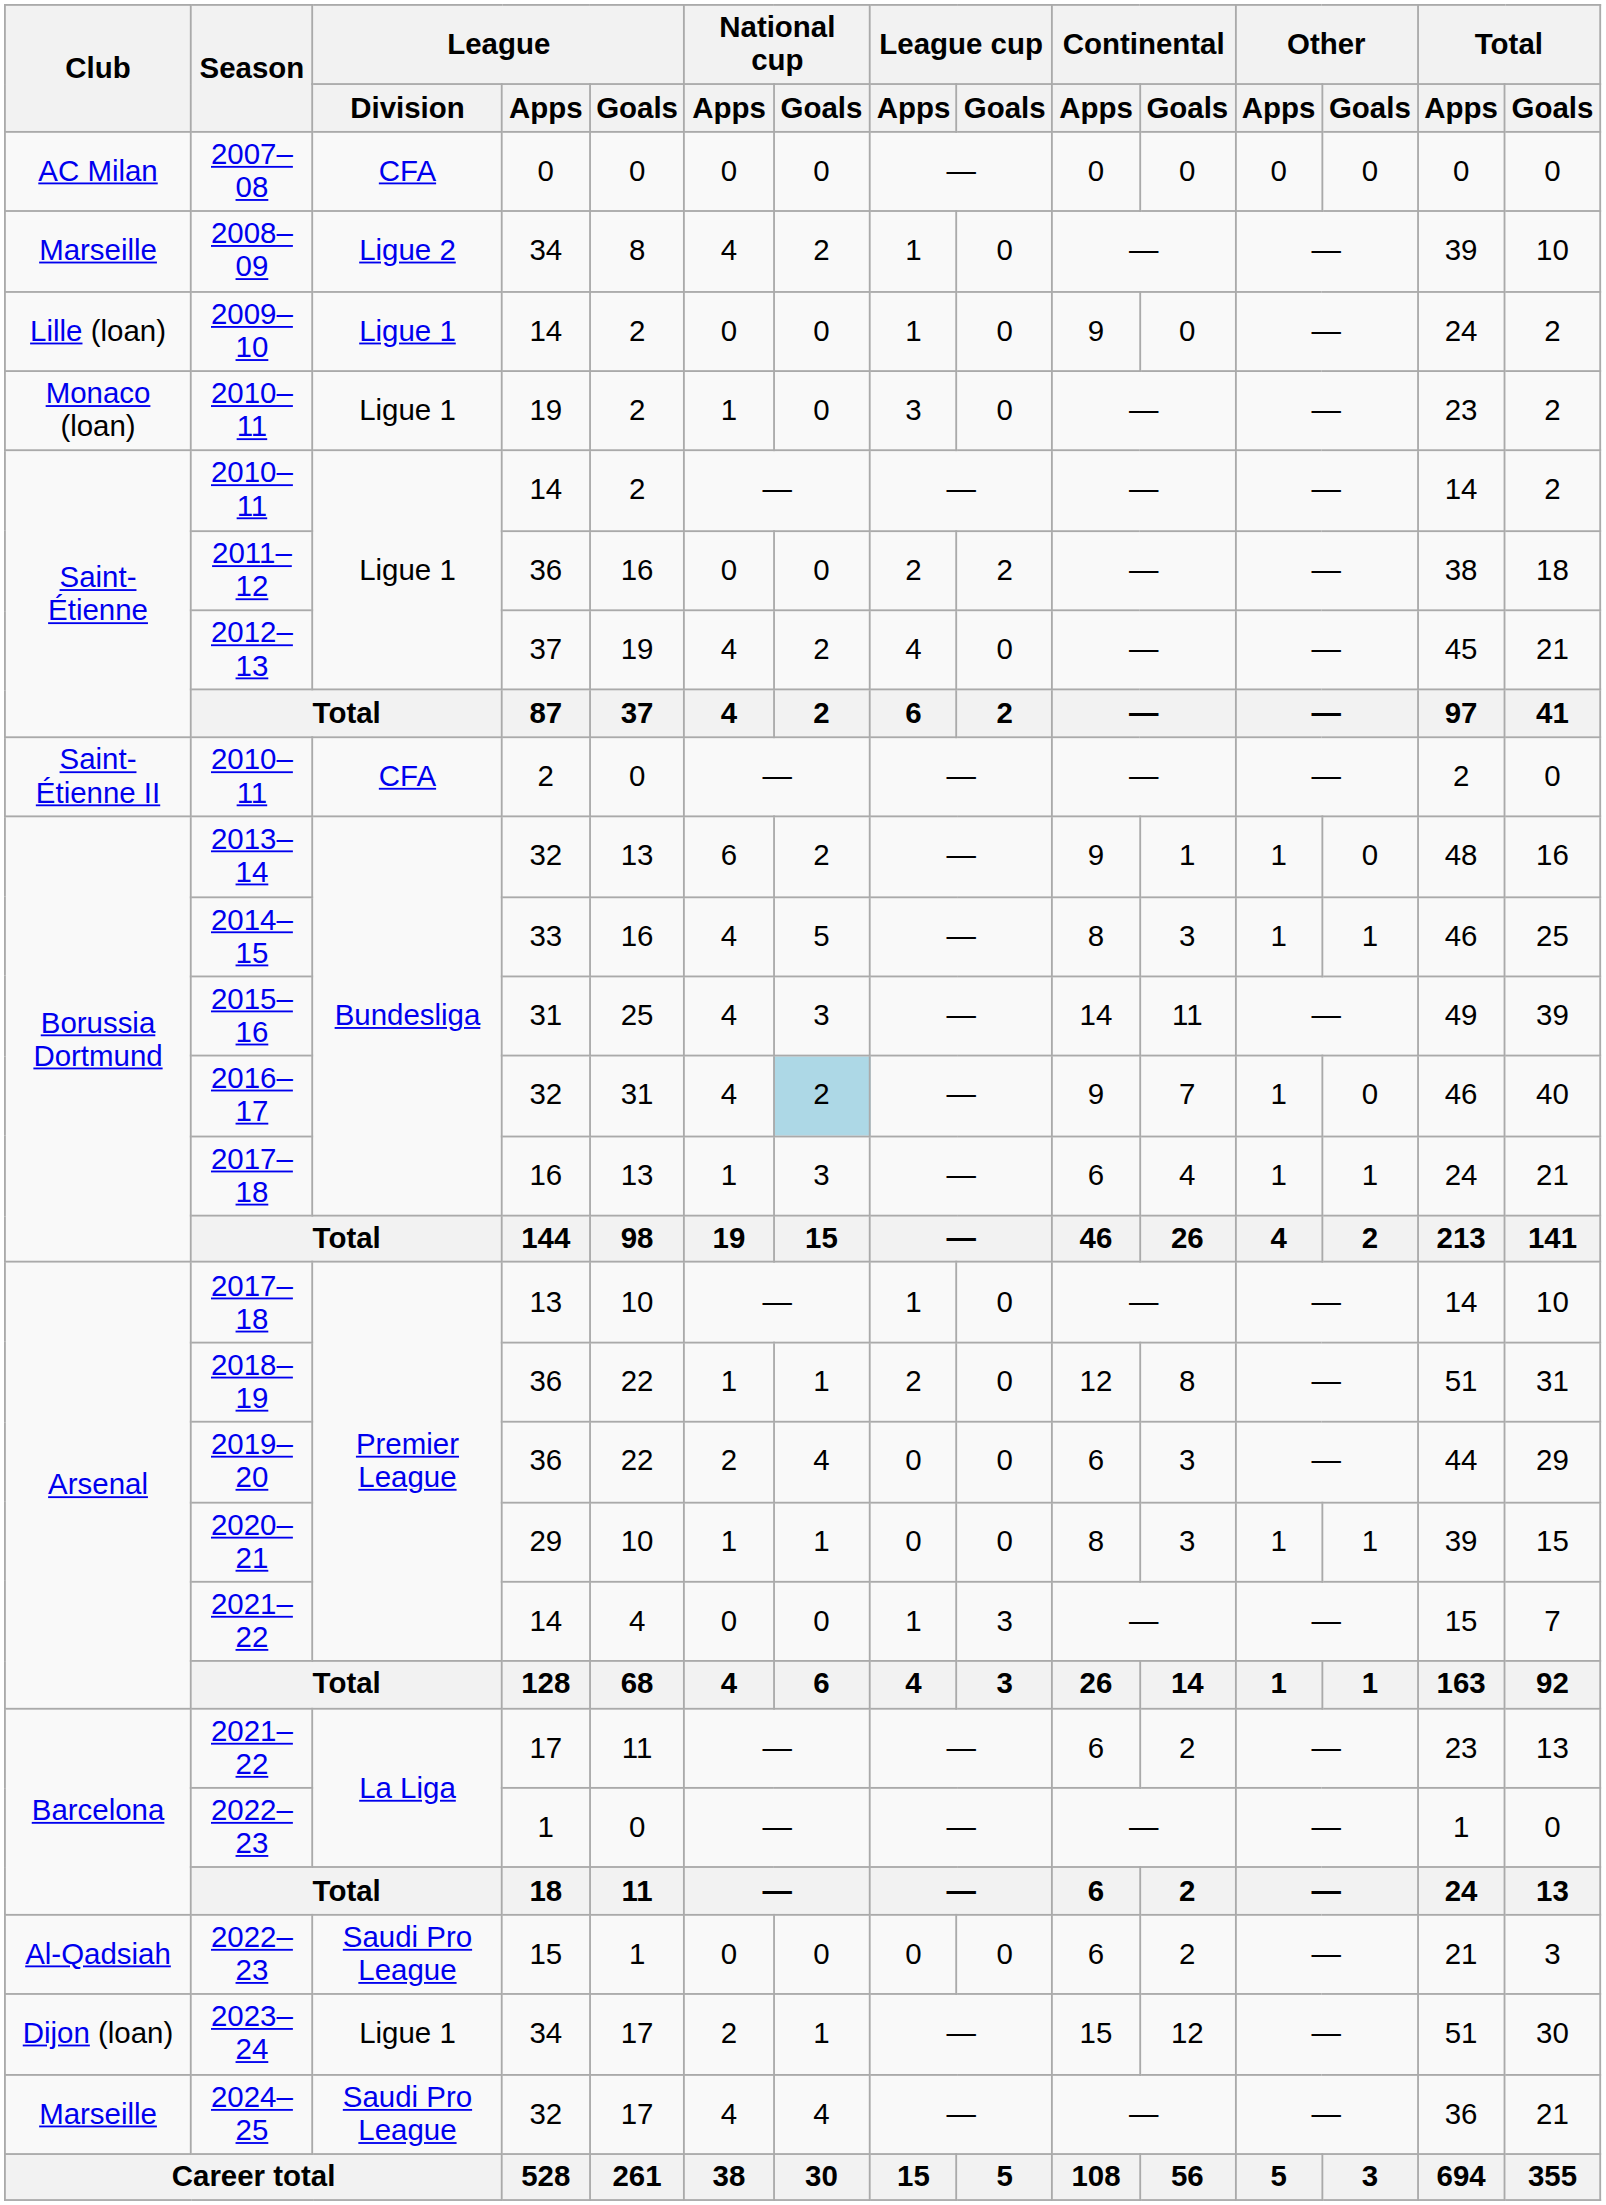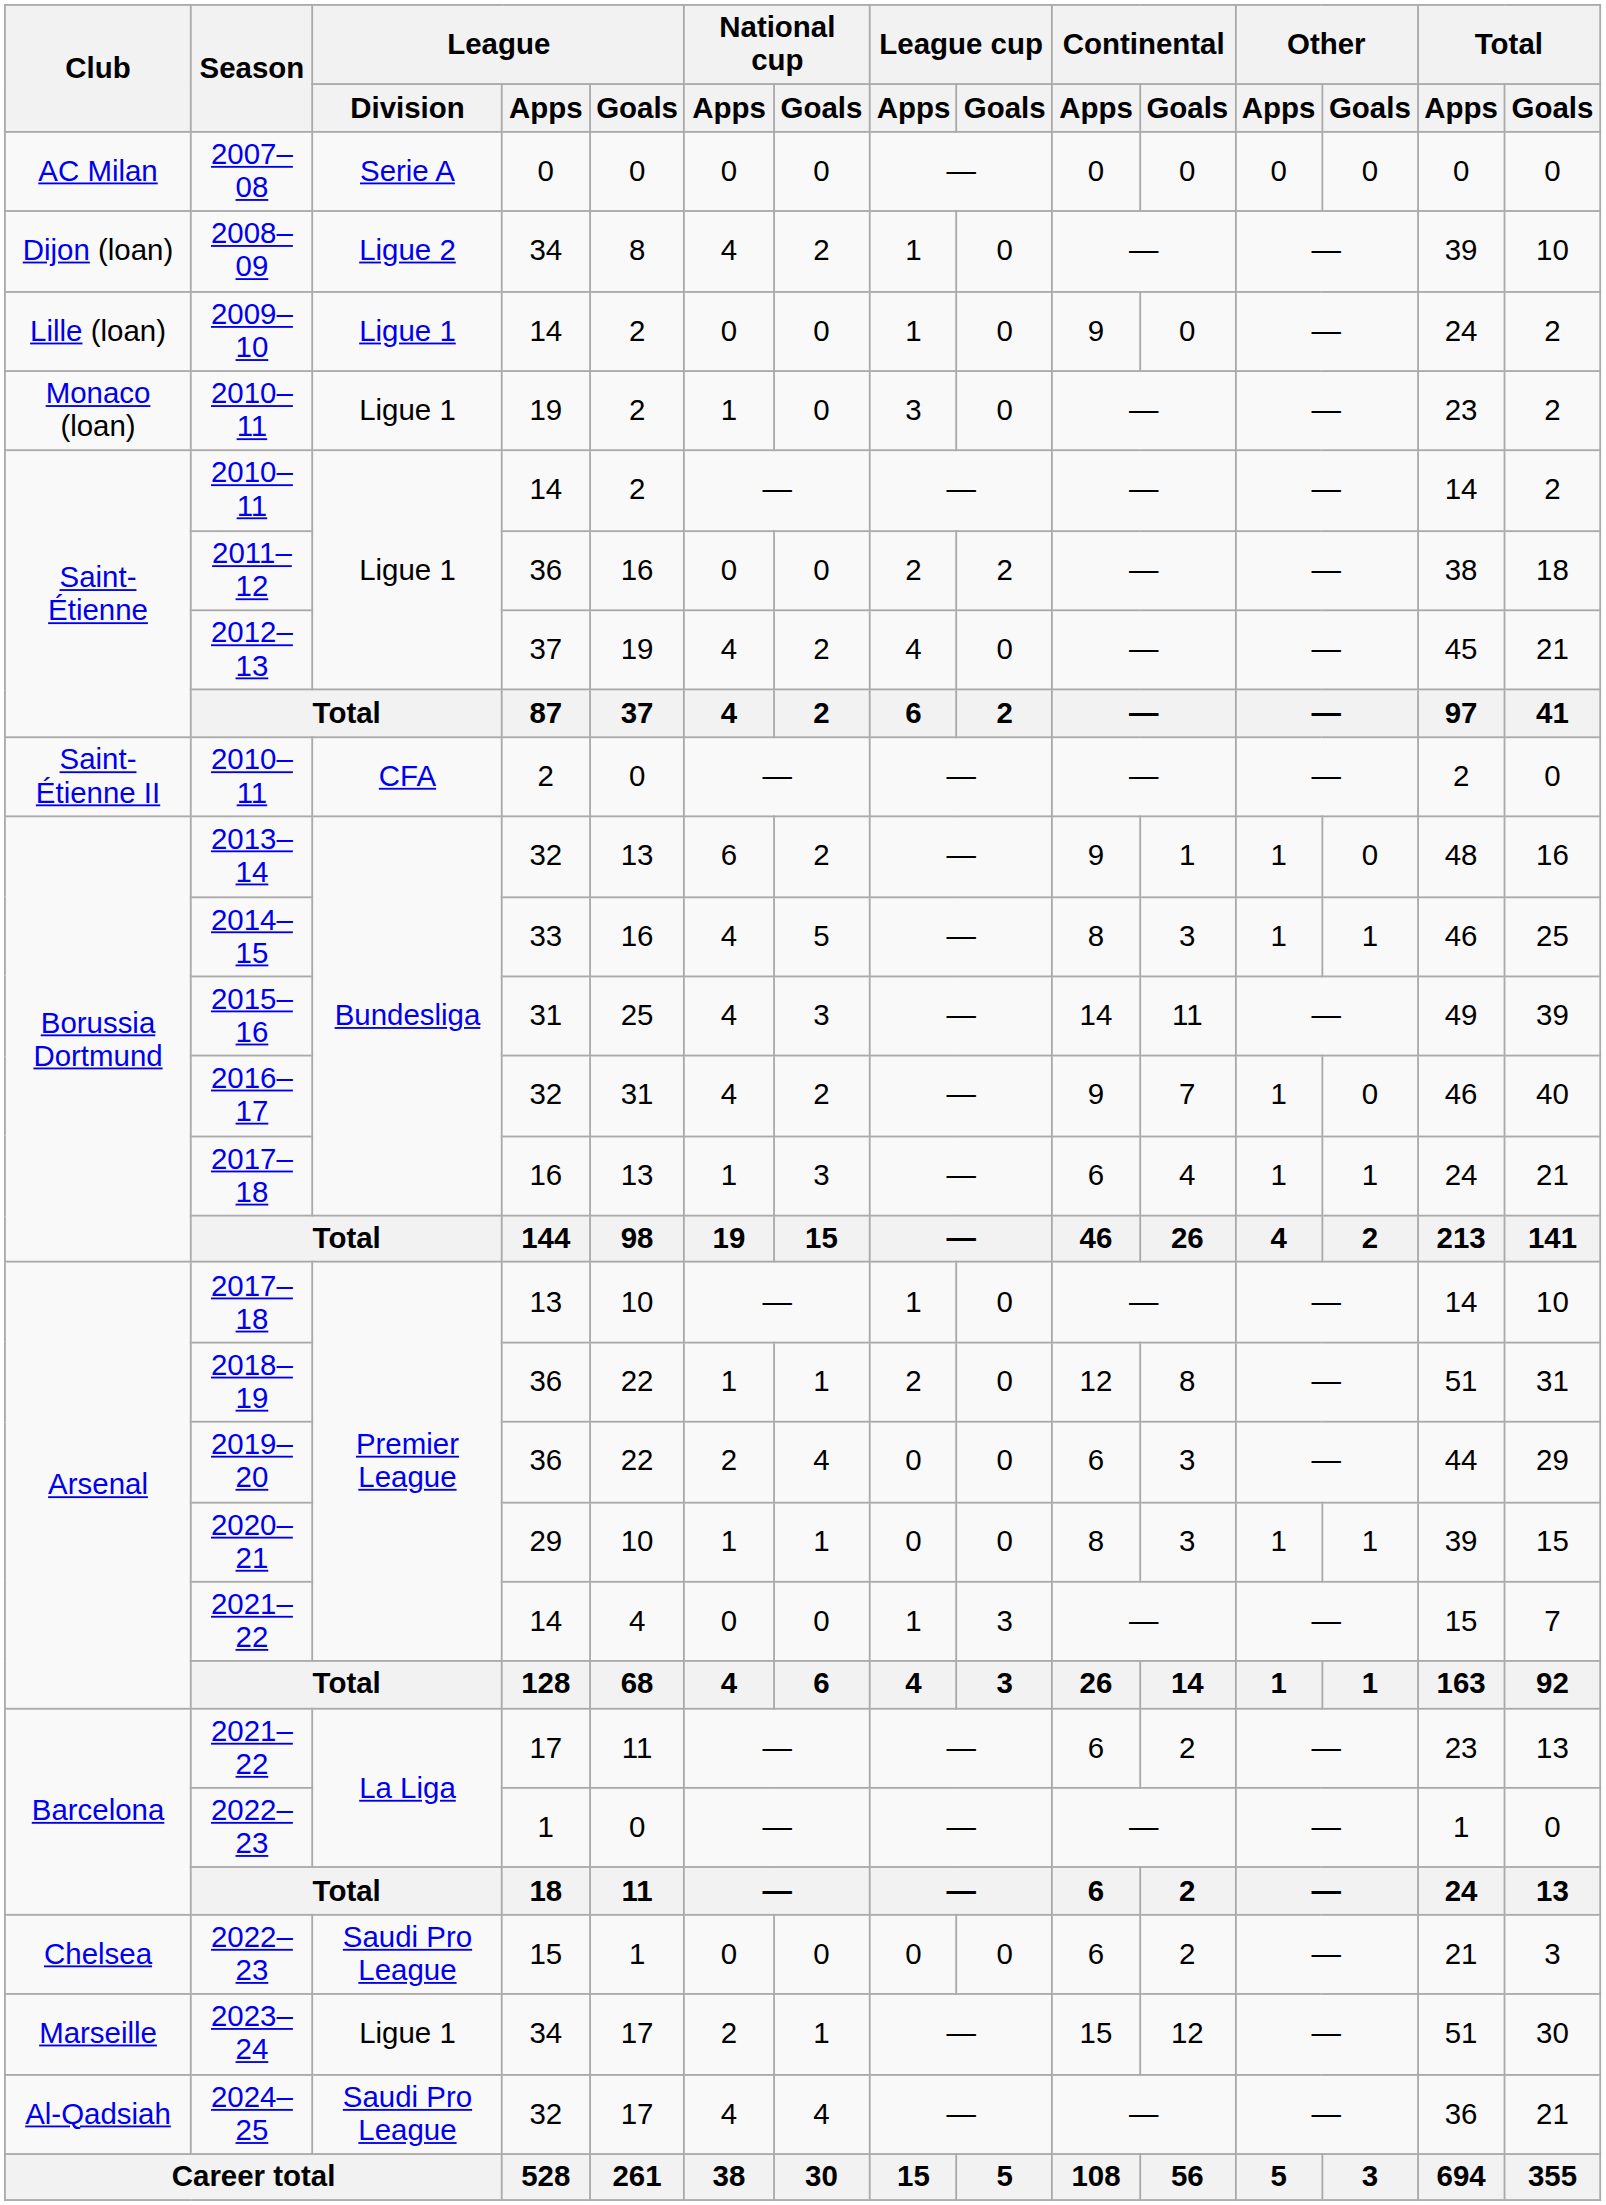(407, 170) CFA -> (407, 170) Serie A
(98, 250) Marseille -> (98, 250) Dijon (loan)
(822, 1095) lightblue background -> (822, 1095) no background
(98, 1953) Al-Qadsiah -> (98, 1953) Chelsea
(98, 2033) Dijon (loan) -> (98, 2033) Marseille
(98, 2113) Marseille -> (98, 2113) Al-Qadsiah
